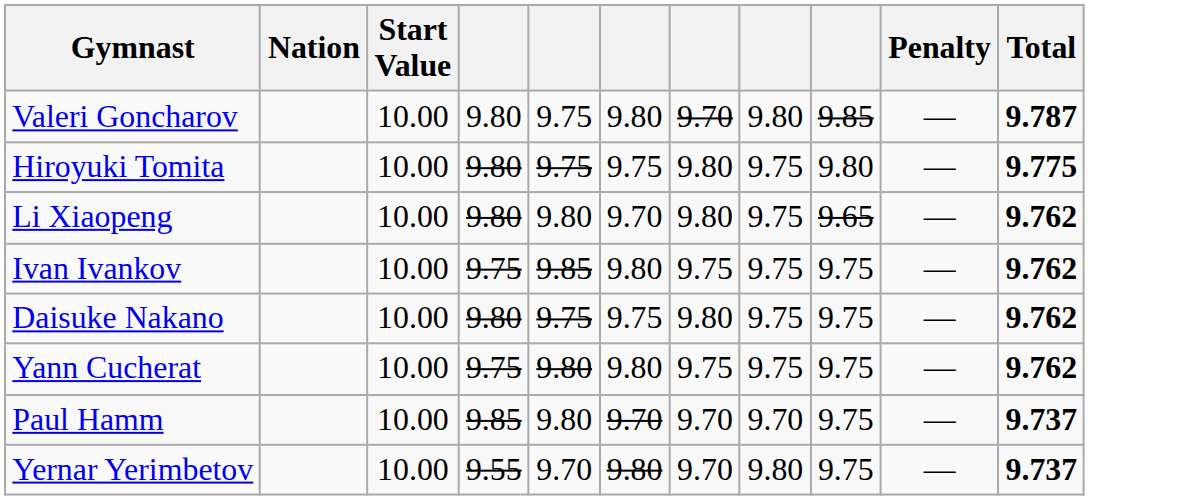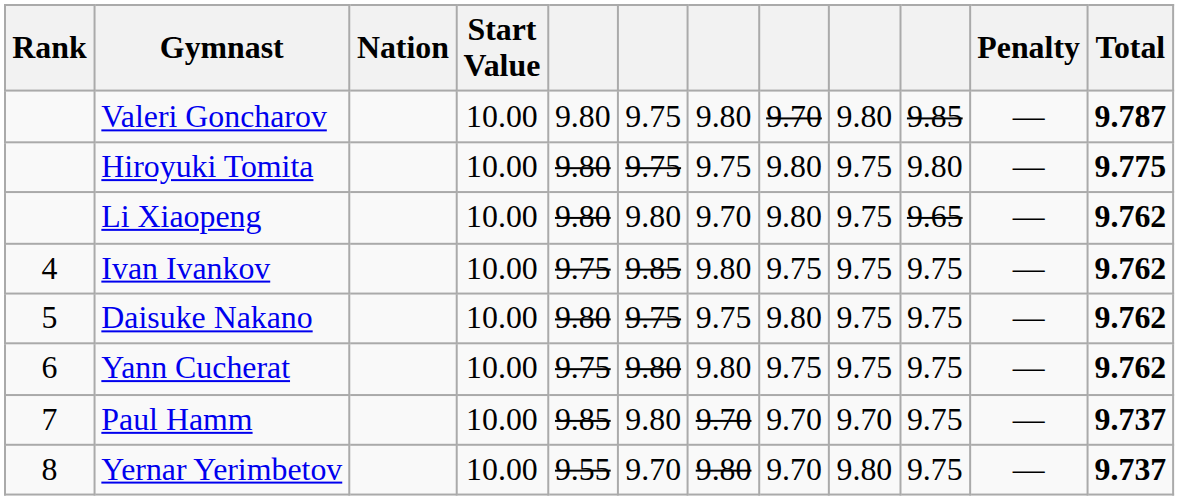+ column: (50, 47)
